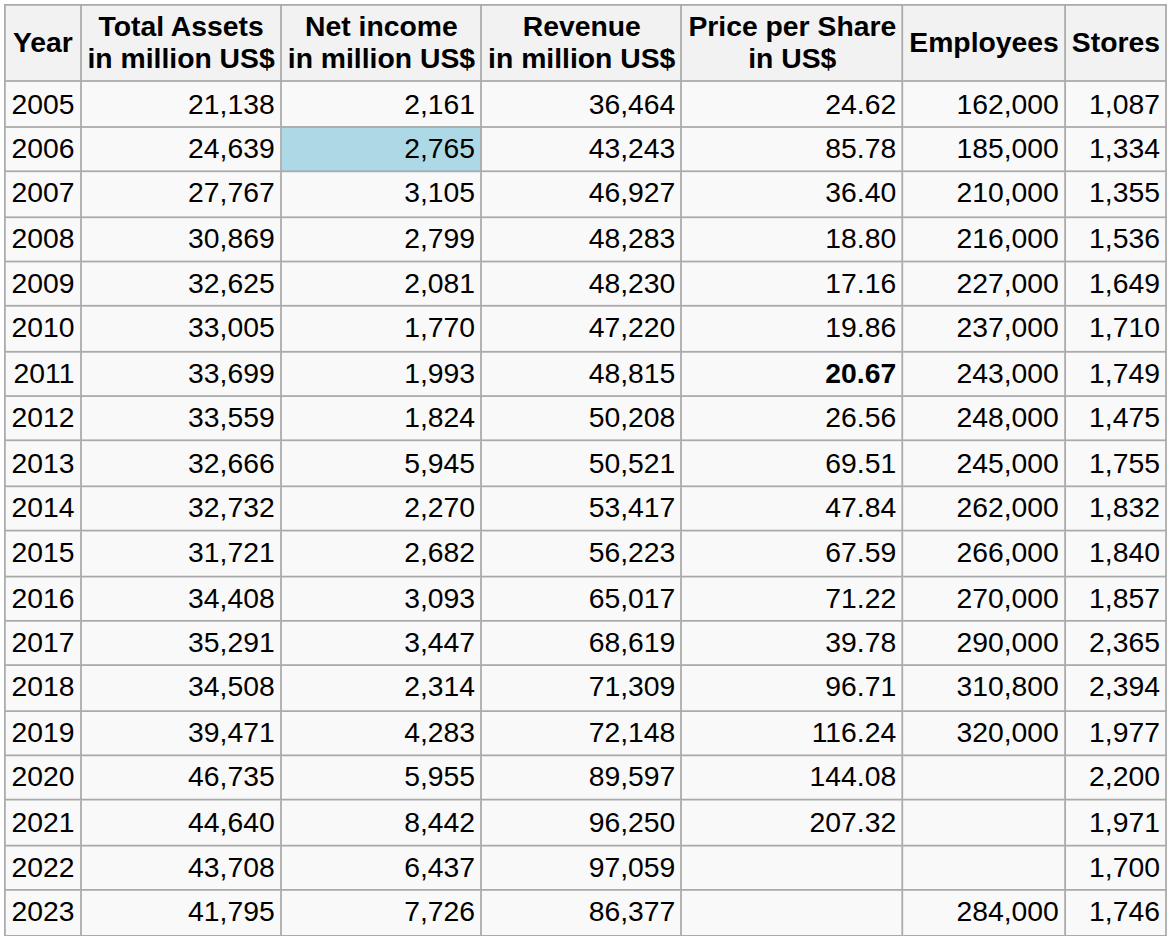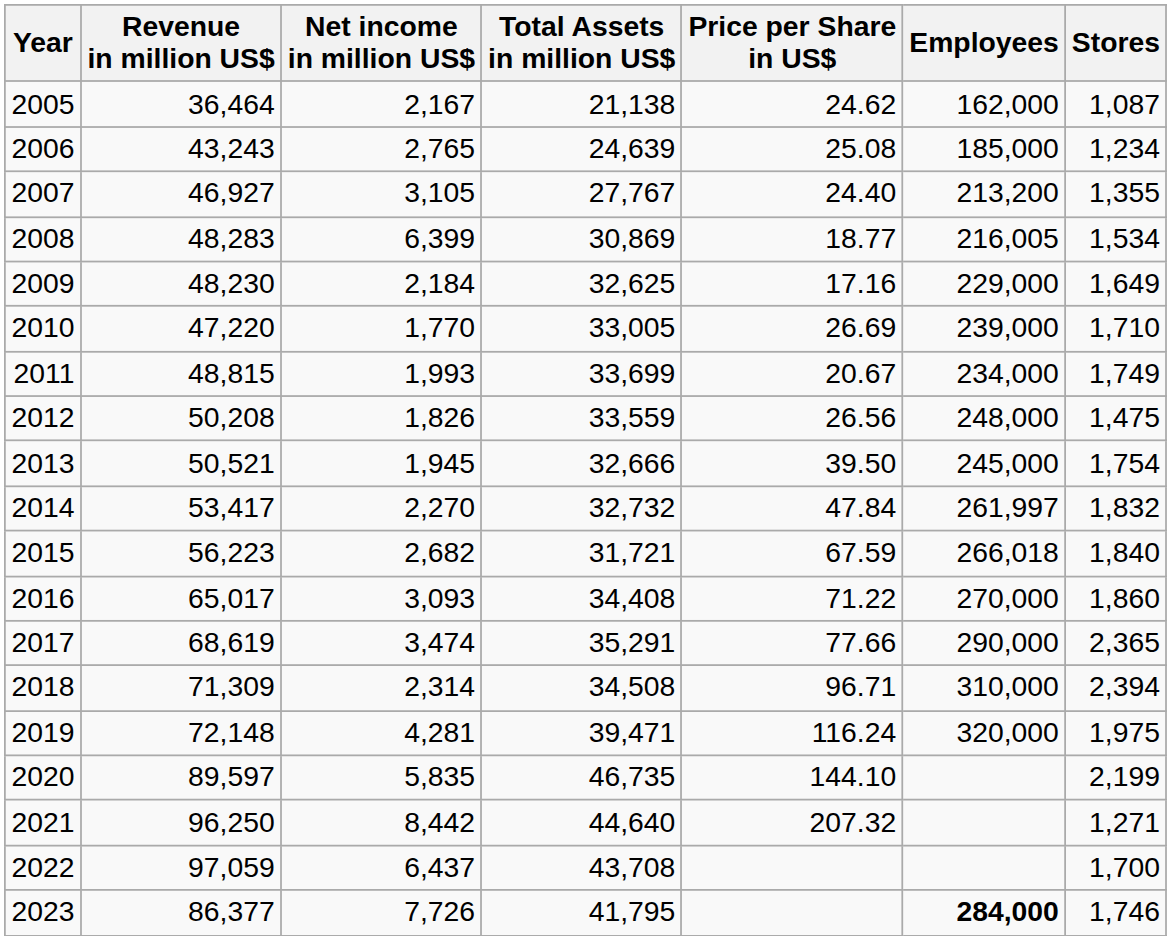columns swapped: (582, 42) <-> (181, 42)
(440, 103) 2,161 -> (440, 103) 2,167
(440, 148) lightblue background -> (440, 148) no background
(861, 148) 85.78 -> (861, 148) 25.08
(1125, 148) 1,334 -> (1125, 148) 1,234
(861, 193) 36.40 -> (861, 193) 24.40
(1008, 193) 210,000 -> (1008, 193) 213,200
(440, 238) 2,799 -> (440, 238) 6,399
(861, 238) 18.80 -> (861, 238) 18.77
(1008, 238) 216,000 -> (1008, 238) 216,005
(1125, 238) 1,536 -> (1125, 238) 1,534
(440, 283) 2,081 -> (440, 283) 2,184
(1008, 283) 227,000 -> (1008, 283) 229,000
(861, 328) 19.86 -> (861, 328) 26.69
(1008, 328) 237,000 -> (1008, 328) 239,000
(861, 373) bold -> (861, 373) normal
(1008, 373) 243,000 -> (1008, 373) 234,000
(440, 418) 1,824 -> (440, 418) 1,826
(440, 463) 5,945 -> (440, 463) 1,945
(861, 463) 69.51 -> (861, 463) 39.50
(1125, 463) 1,755 -> (1125, 463) 1,754
(1008, 507) 262,000 -> (1008, 507) 261,997
(1008, 552) 266,000 -> (1008, 552) 266,018
(1125, 597) 1,857 -> (1125, 597) 1,860
(440, 642) 3,447 -> (440, 642) 3,474
(861, 642) 39.78 -> (861, 642) 77.66
(1008, 687) 310,800 -> (1008, 687) 310,000
(440, 732) 4,283 -> (440, 732) 4,281
(1125, 732) 1,977 -> (1125, 732) 1,975
(440, 777) 5,955 -> (440, 777) 5,835
(853, 777) 144.08 -> (853, 777) 144.10
(1125, 777) 2,200 -> (1125, 777) 2,199
(1125, 822) 1,971 -> (1125, 822) 1,271
(1008, 912) normal -> (1008, 912) bold
